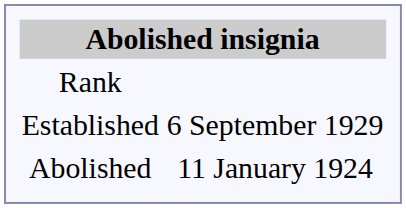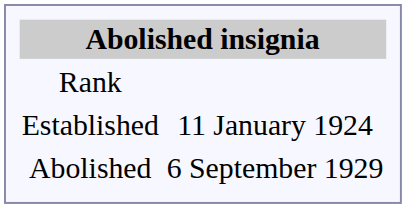(275, 125) 6 September 1929 -> (275, 125) 11 January 1924
(275, 168) 11 January 1924 -> (275, 168) 6 September 1929
